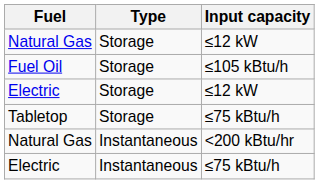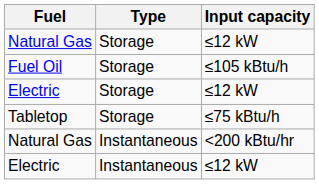(242, 166) ≤75 kBtu/h -> (231, 166) ≤12 kW
